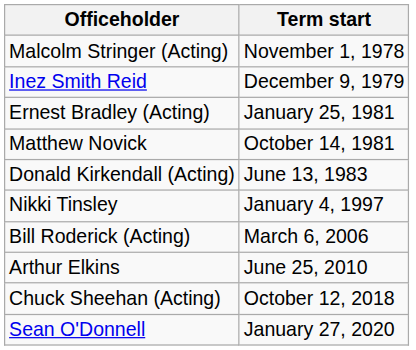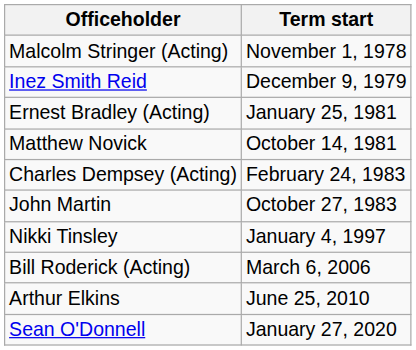+ row: (123, 174)
- row: (122, 174)
+ row: (60, 205)
- row: (115, 298)
